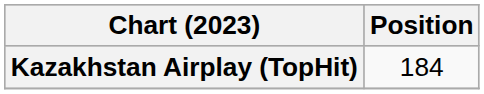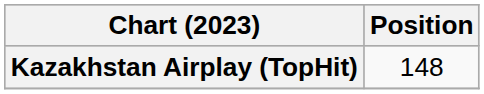(422, 66) 184 -> (422, 66) 148
